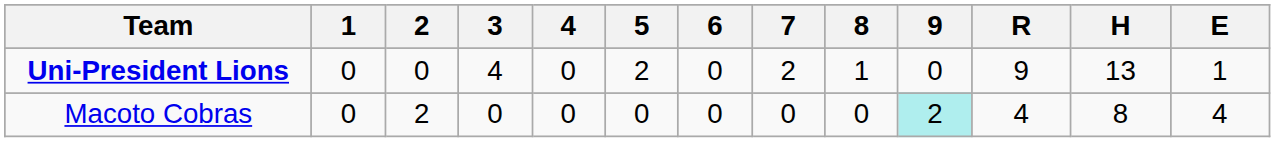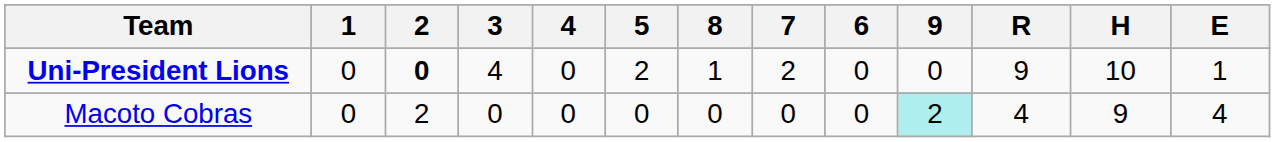columns swapped: (715, 26) <-> (862, 26)
(422, 70) normal -> (422, 70) bold
(1120, 70) 13 -> (1120, 70) 10
(1120, 114) 8 -> (1120, 114) 9
